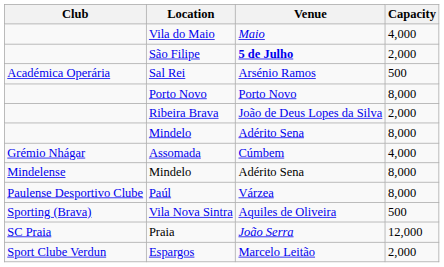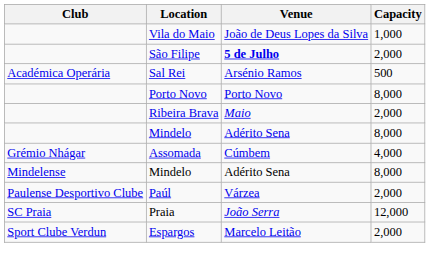(252, 34) Maio -> (296, 34) João de Deus Lopes da Silva
(402, 34) 4,000 -> (388, 34) 1,000
(310, 113) João de Deus Lopes da Silva -> (237, 113) Maio
(402, 192) 8,000 -> (388, 192) 2,000
- row: (49, 212)
